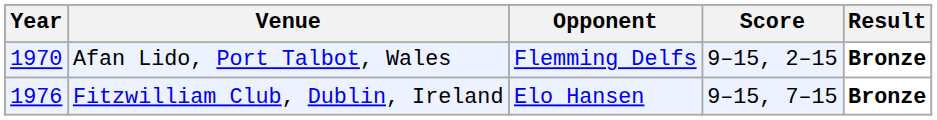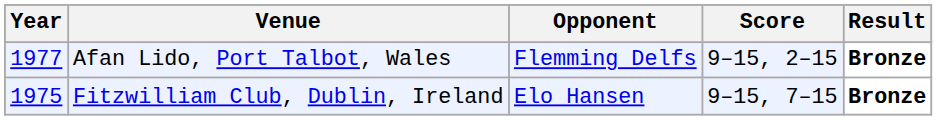(36, 59) 1970 -> (36, 59) 1977
(36, 96) 1976 -> (36, 96) 1975
